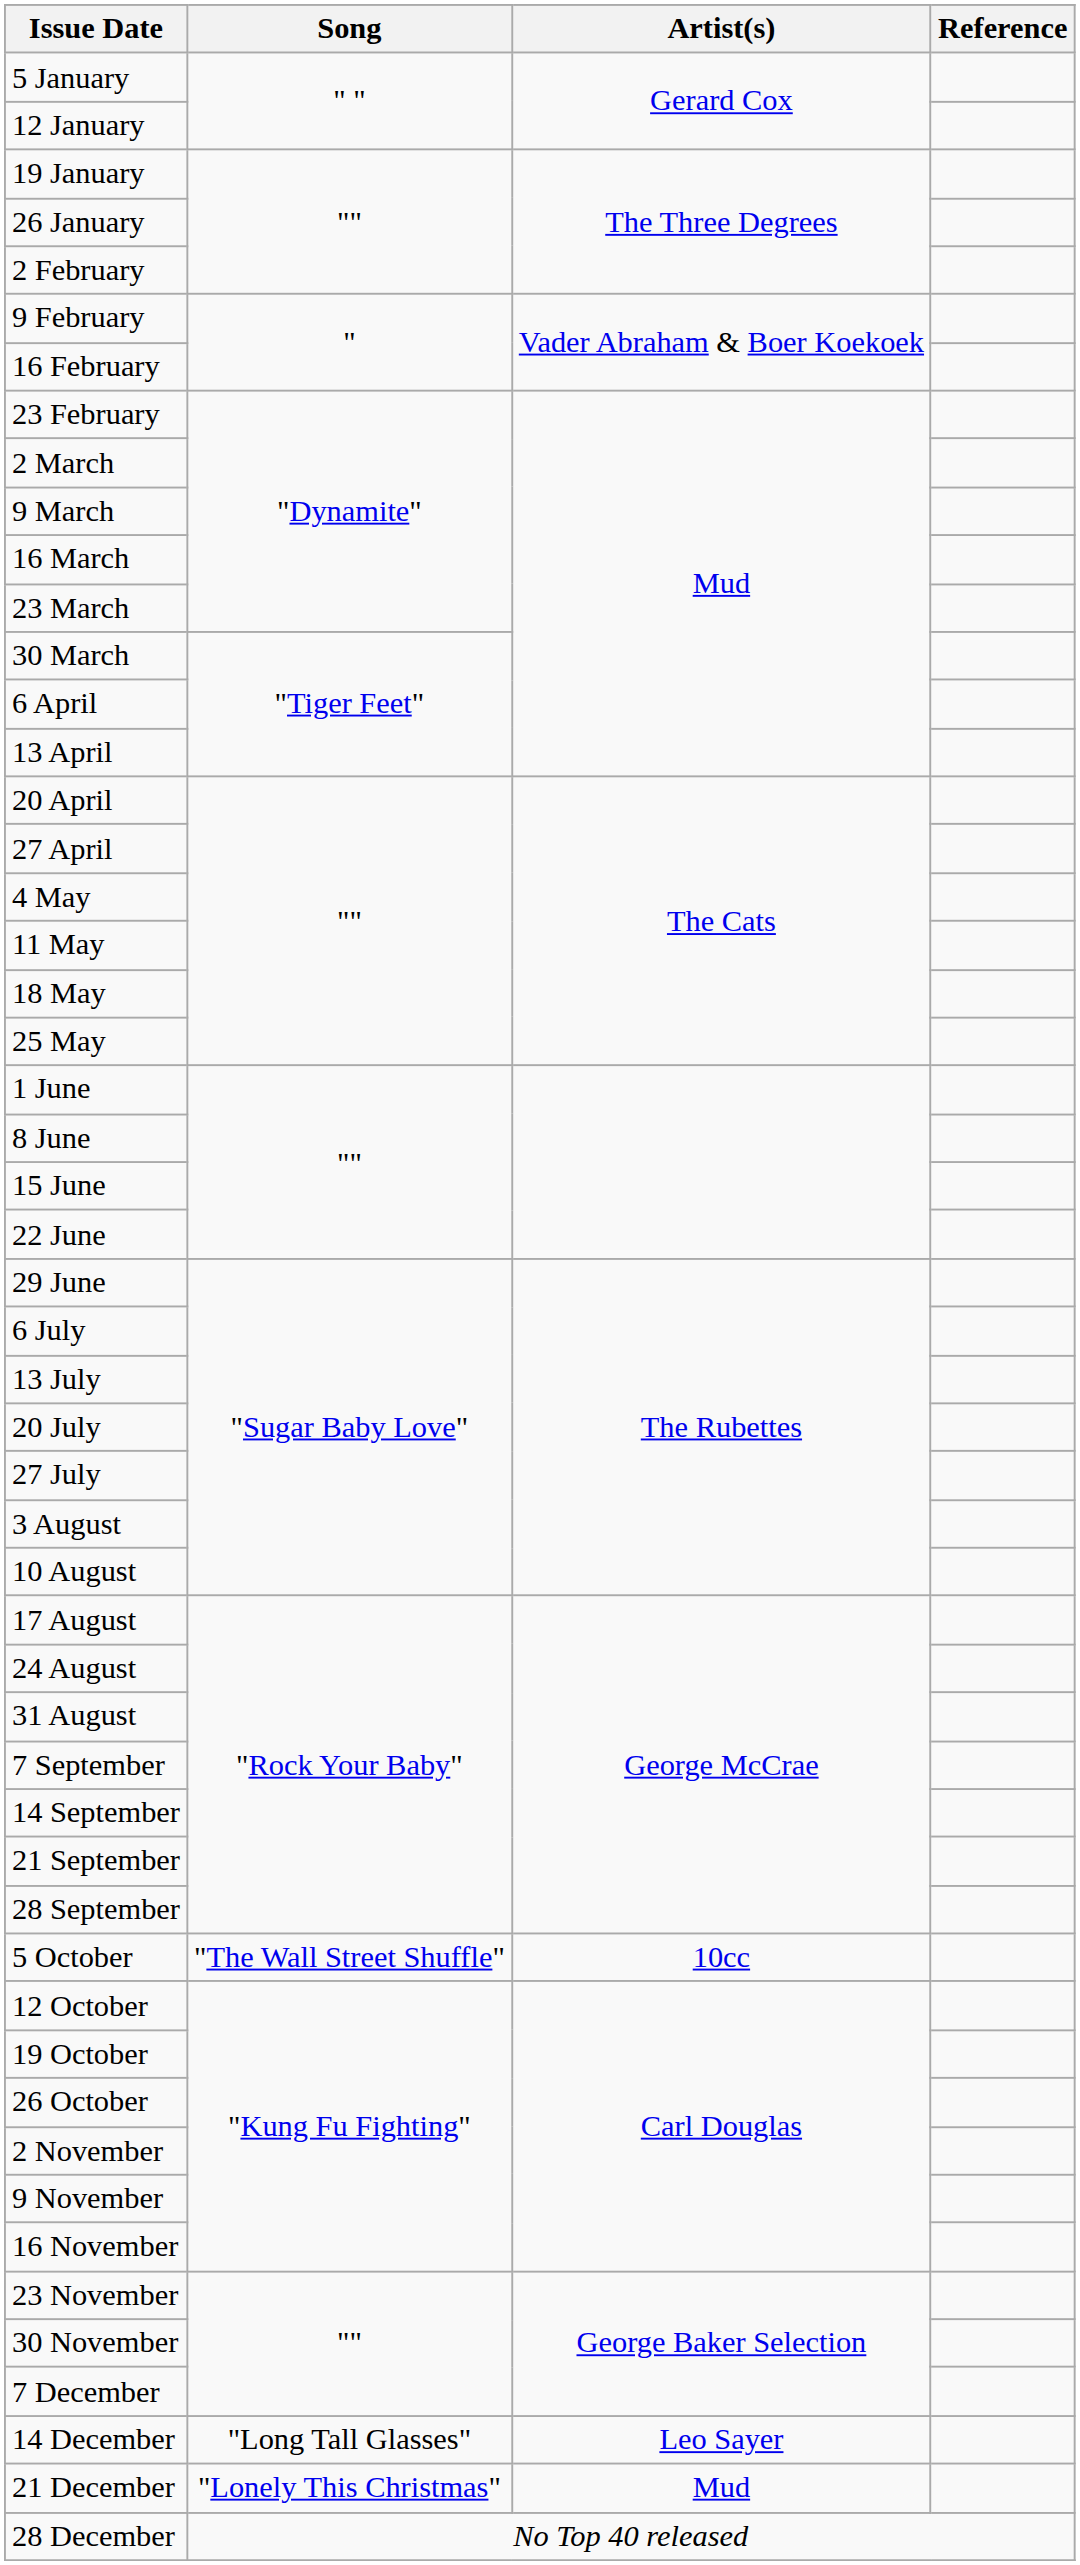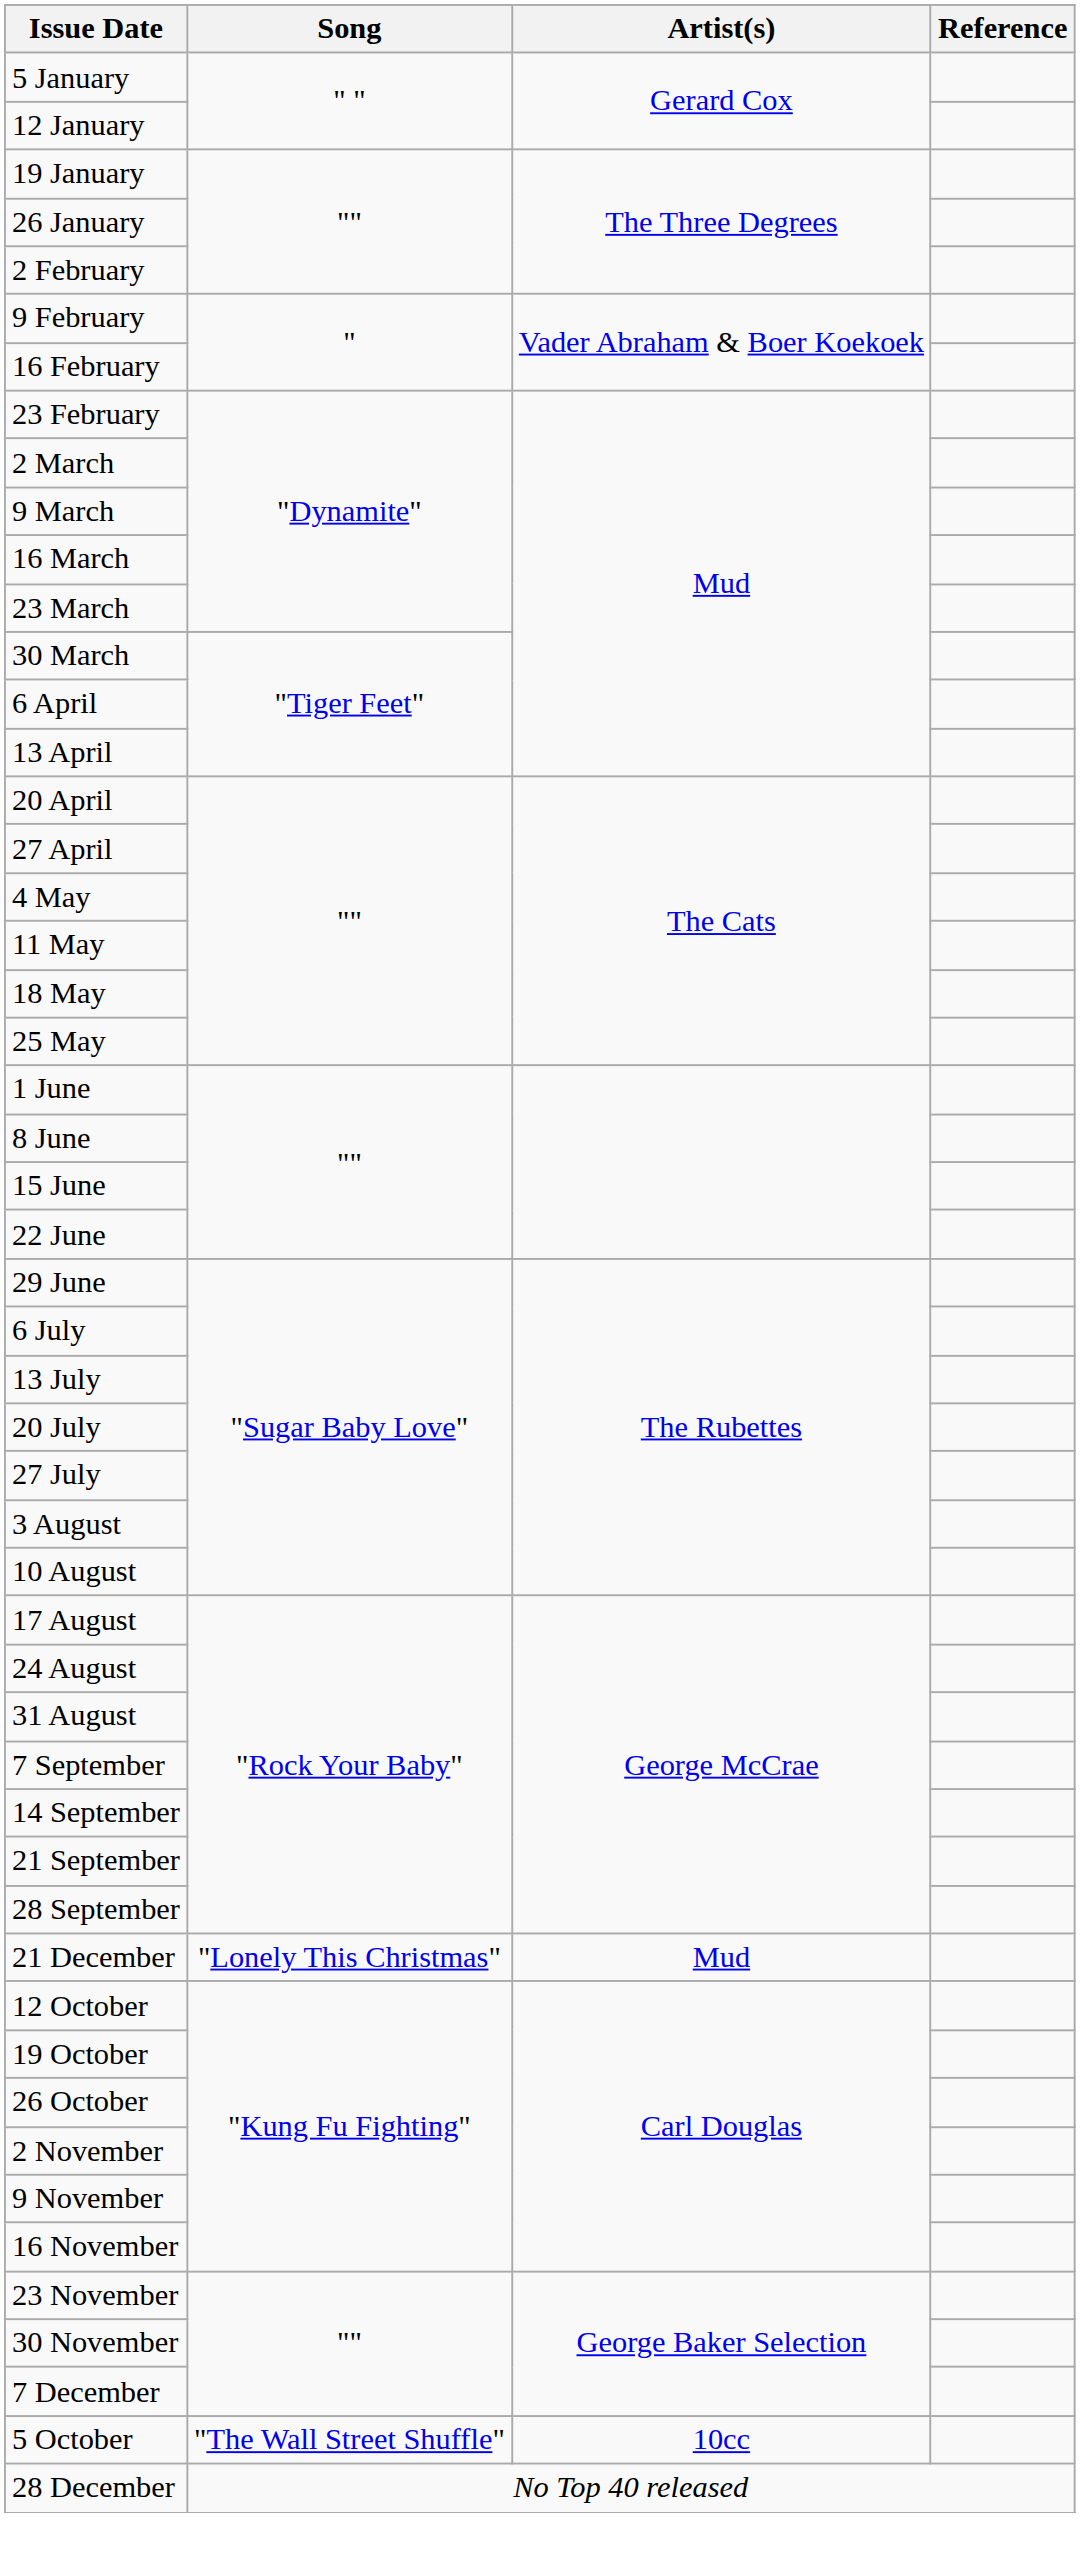rows swapped: (72, 1957) <-> (93, 2487)
- row: (93, 2439)
